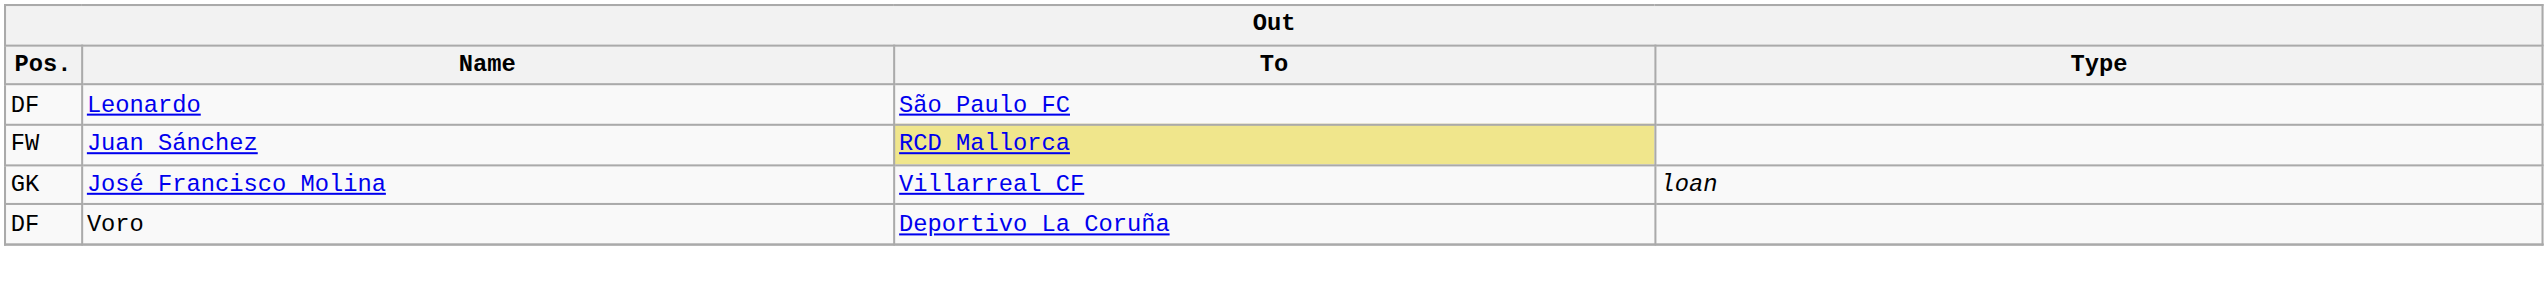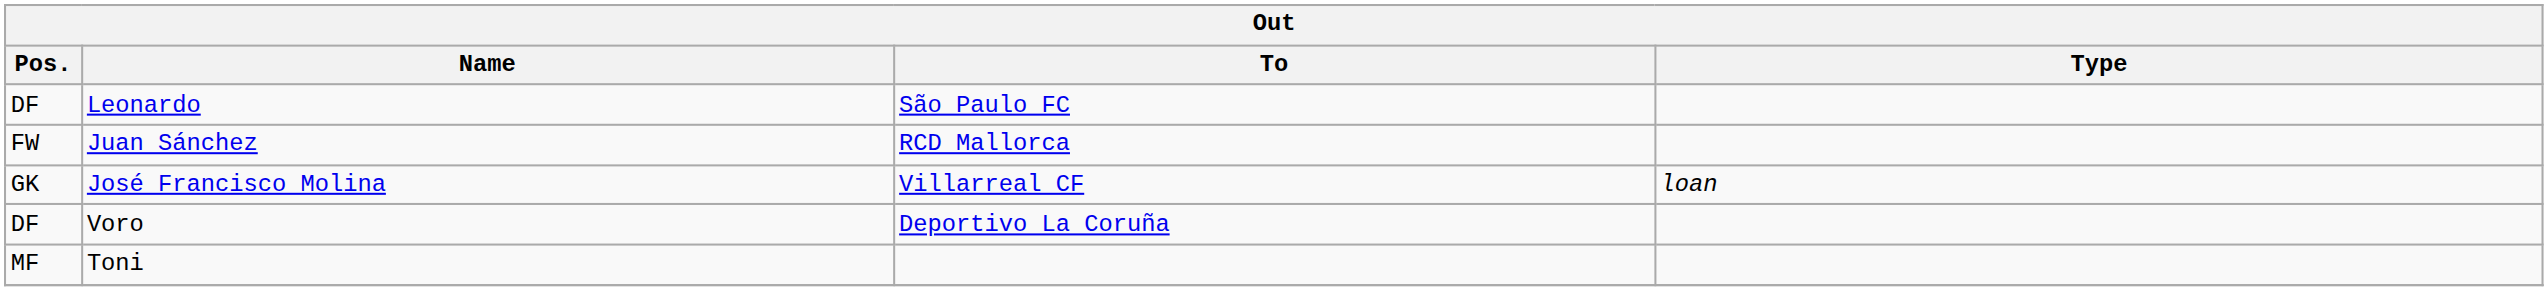(985, 144) khaki background -> (985, 144) no background
+ row: (115, 264)
